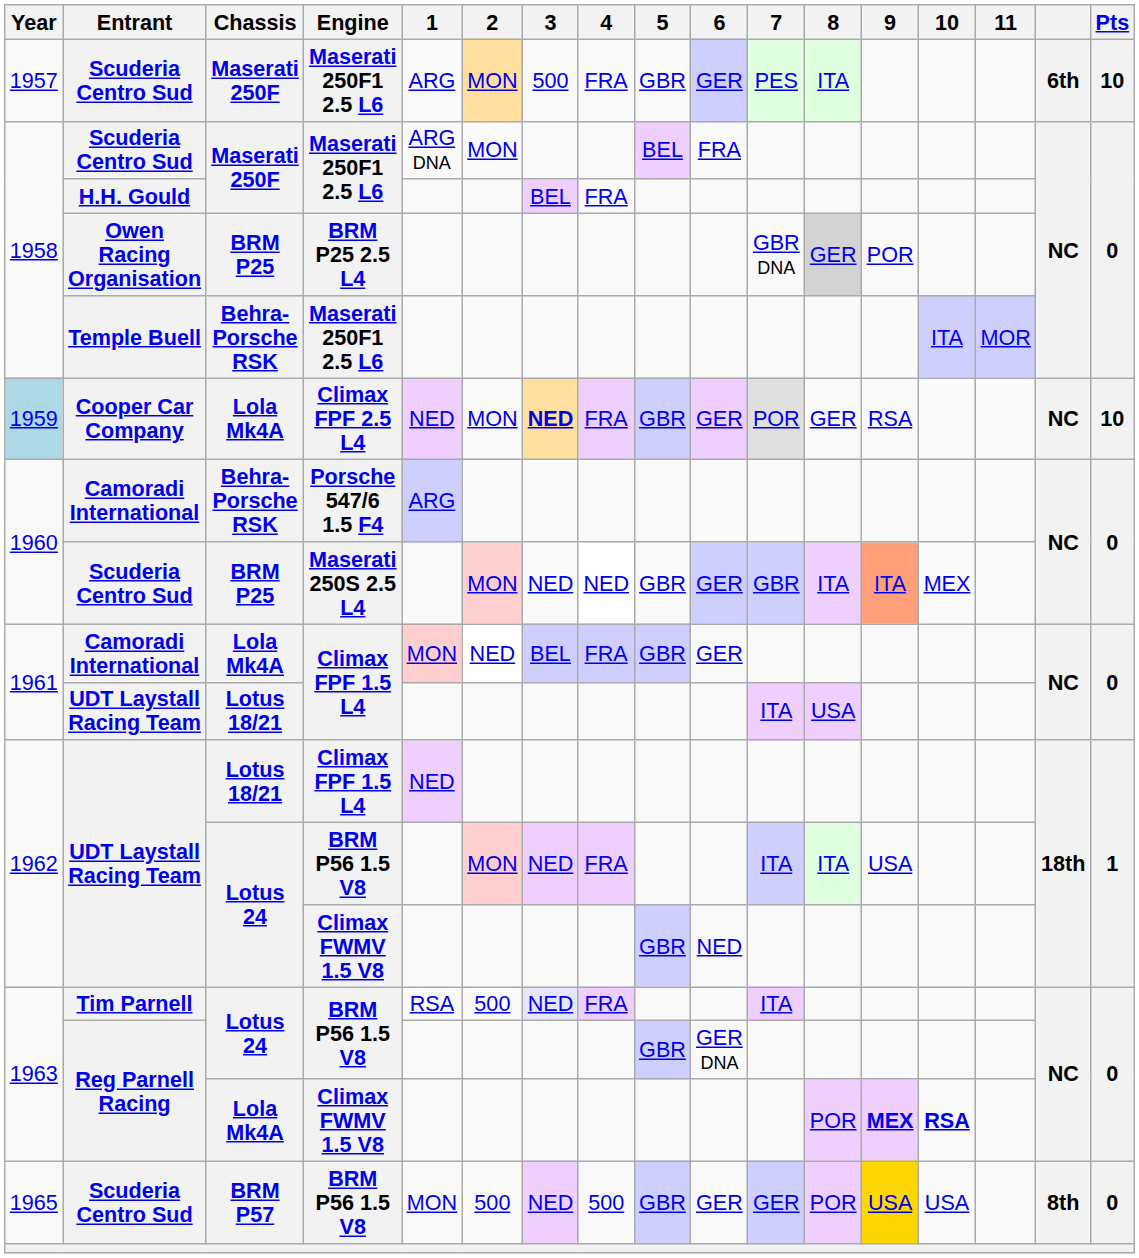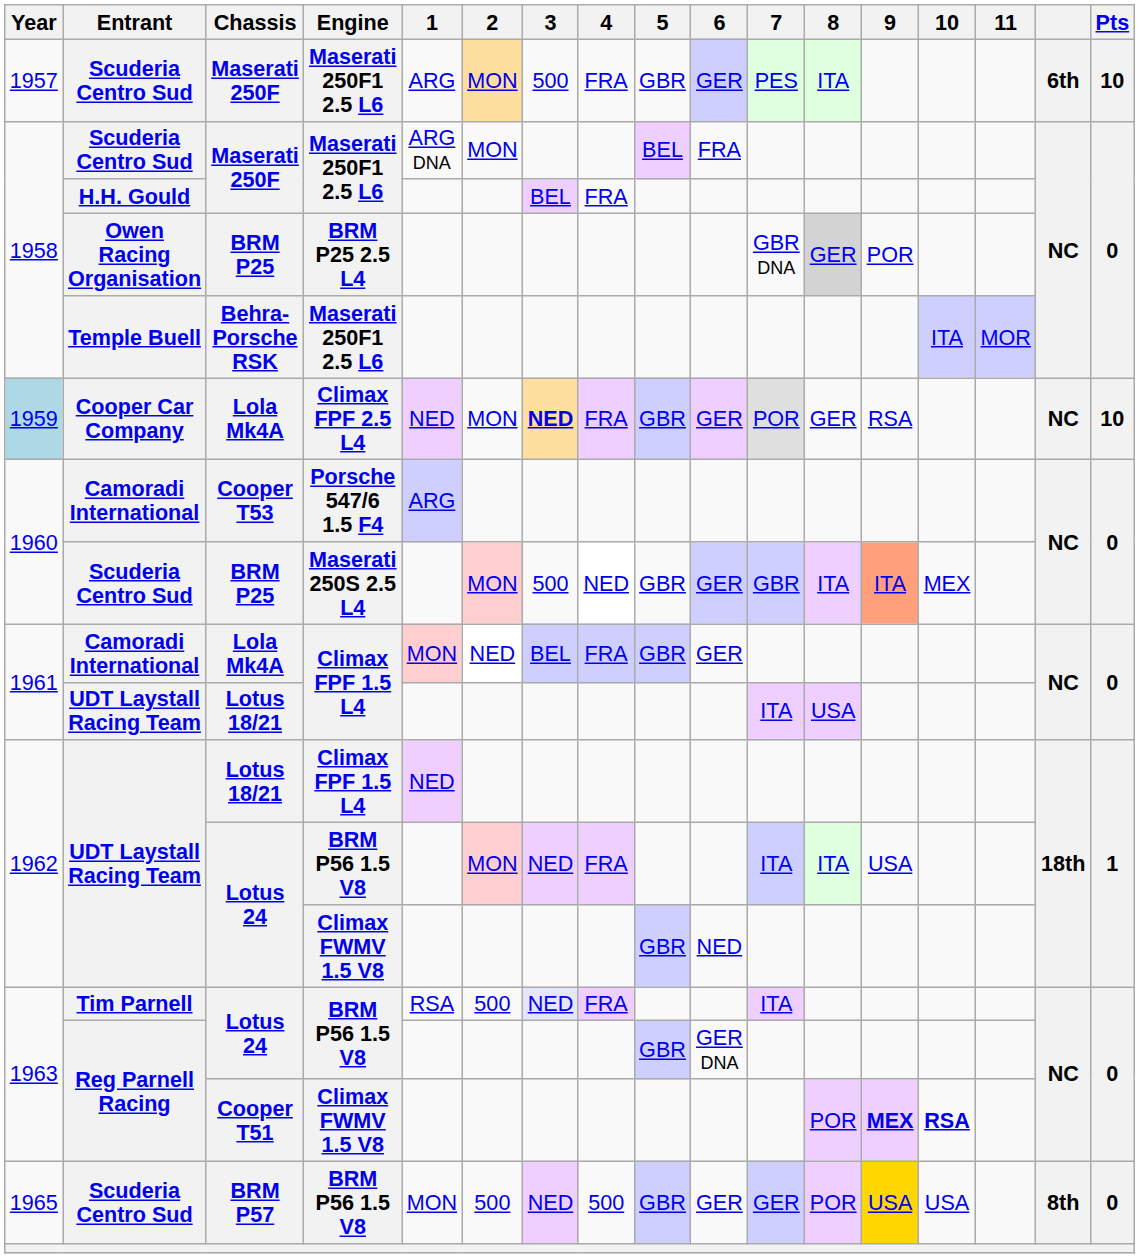(255, 501) Behra-Porsche RSK -> (255, 501) Cooper T53
(550, 583) NED -> (550, 583) 500
(255, 1120) Lola Mk4A -> (255, 1120) Cooper T51
